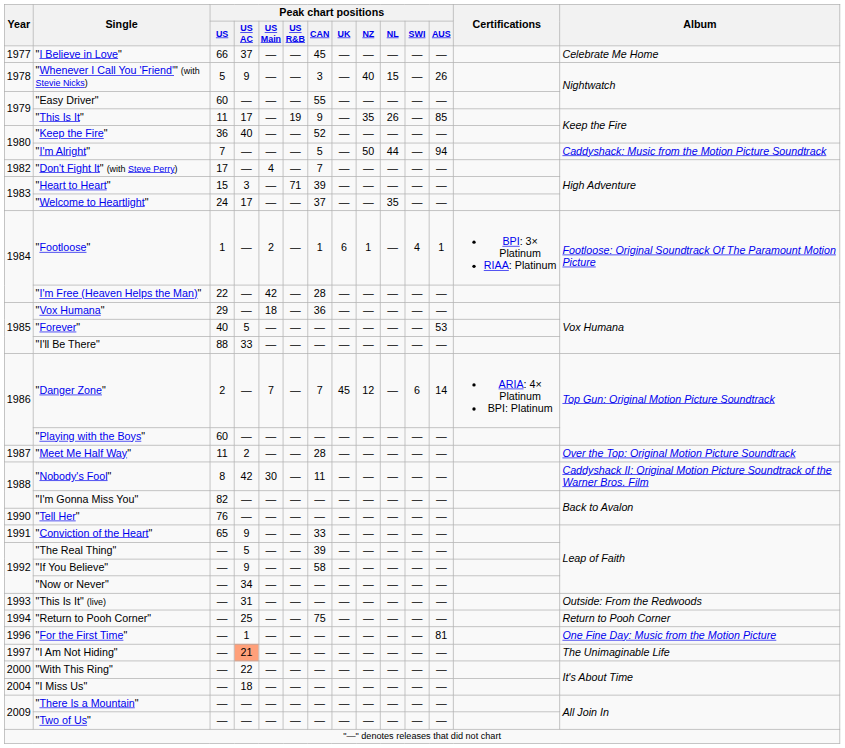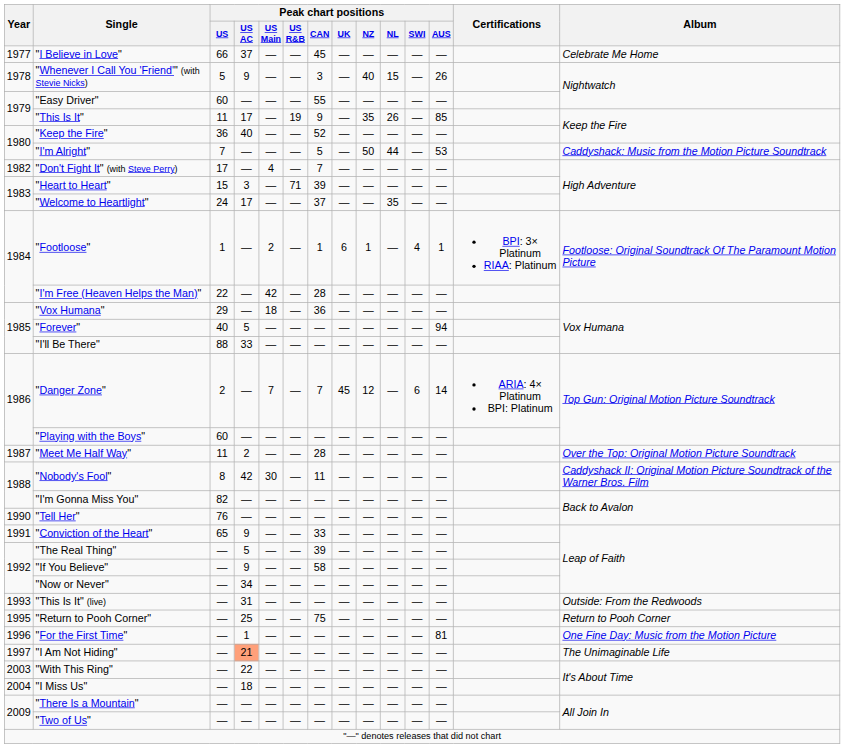(441, 151) 94 -> (441, 151) 53
(441, 328) 53 -> (441, 328) 94
(19, 618) 1994 -> (19, 618) 1995
(19, 669) 2000 -> (19, 669) 2003
